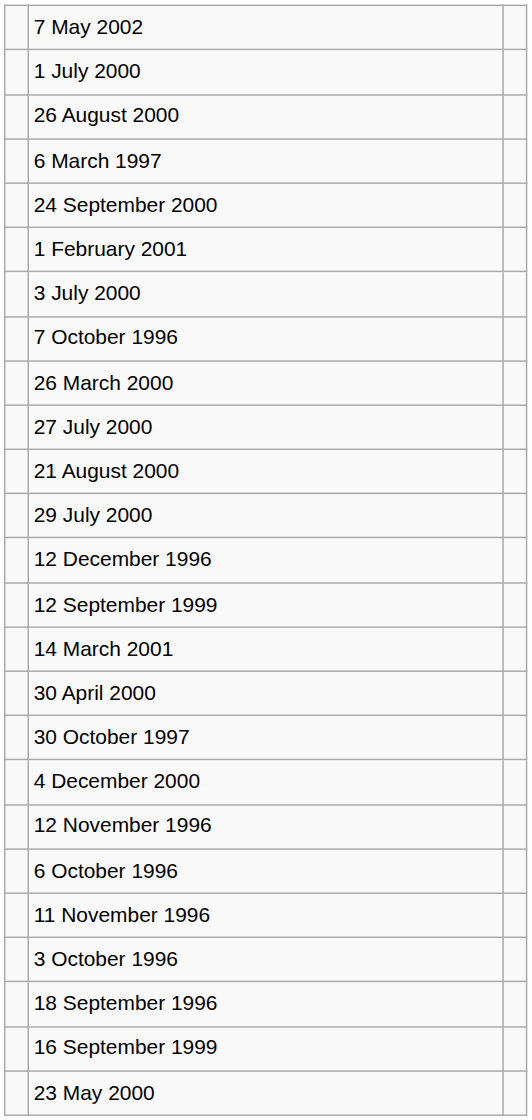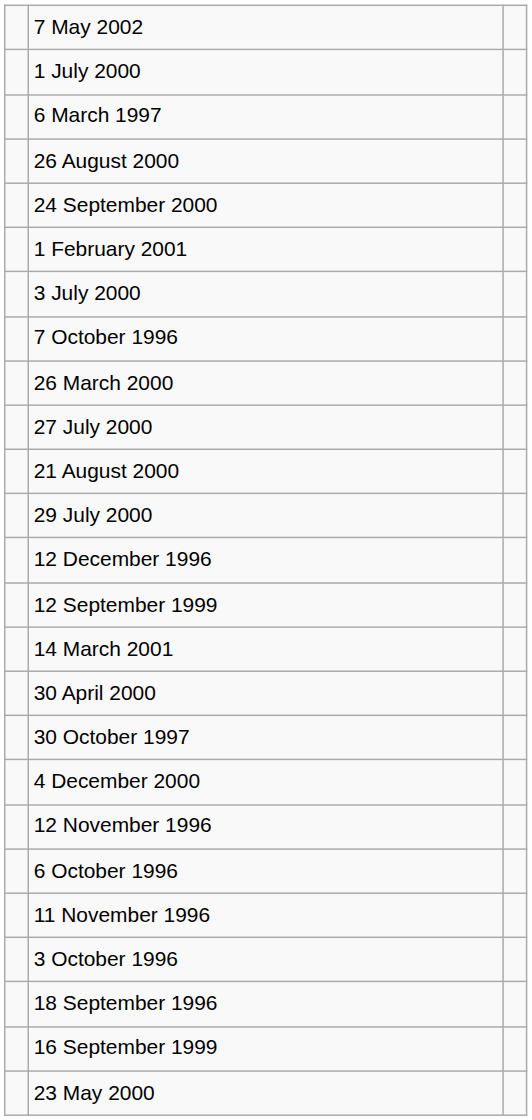rows swapped: (98, 160) <-> (106, 115)
